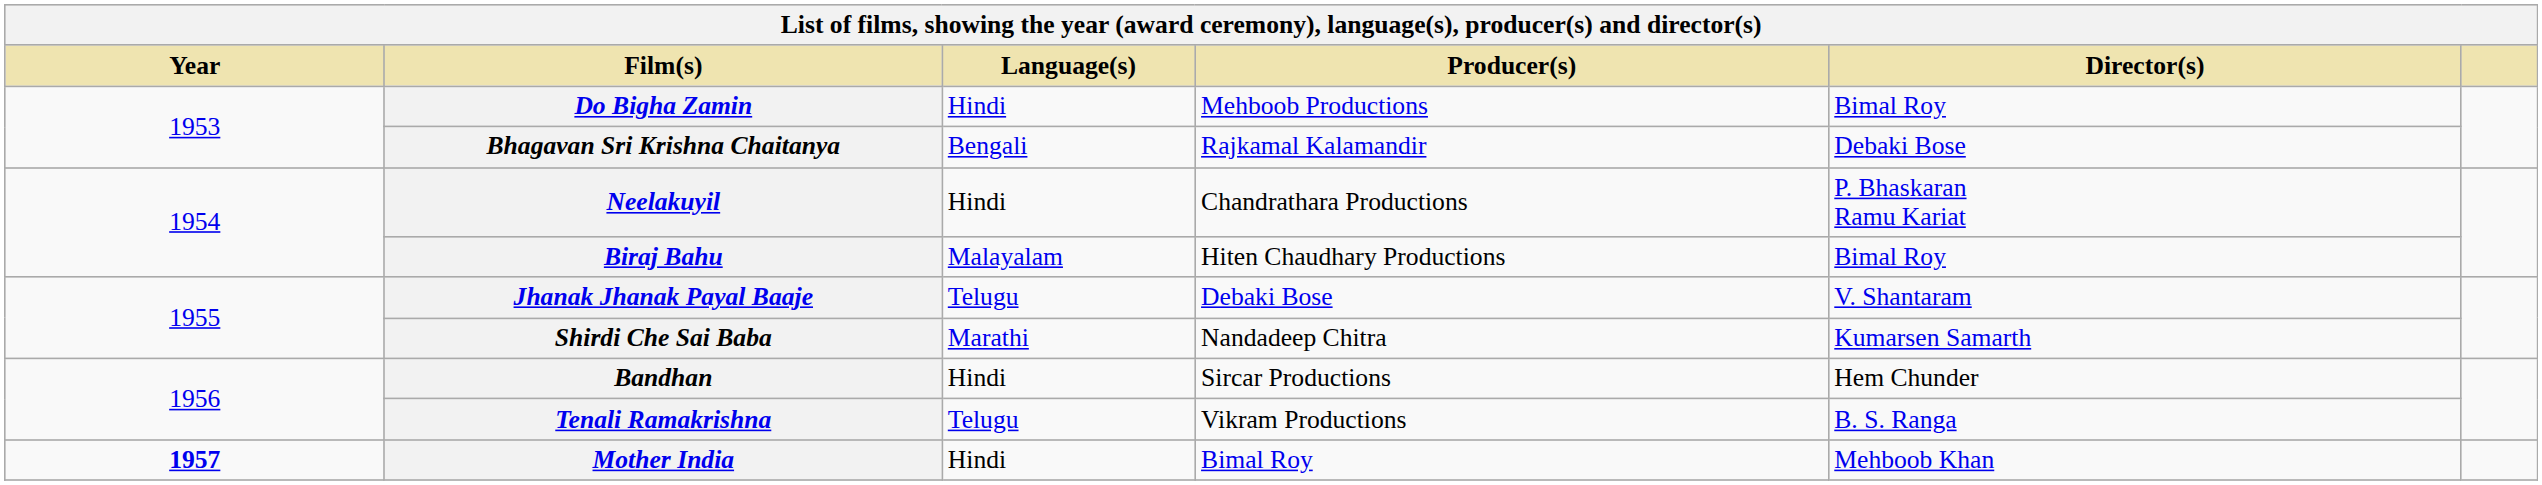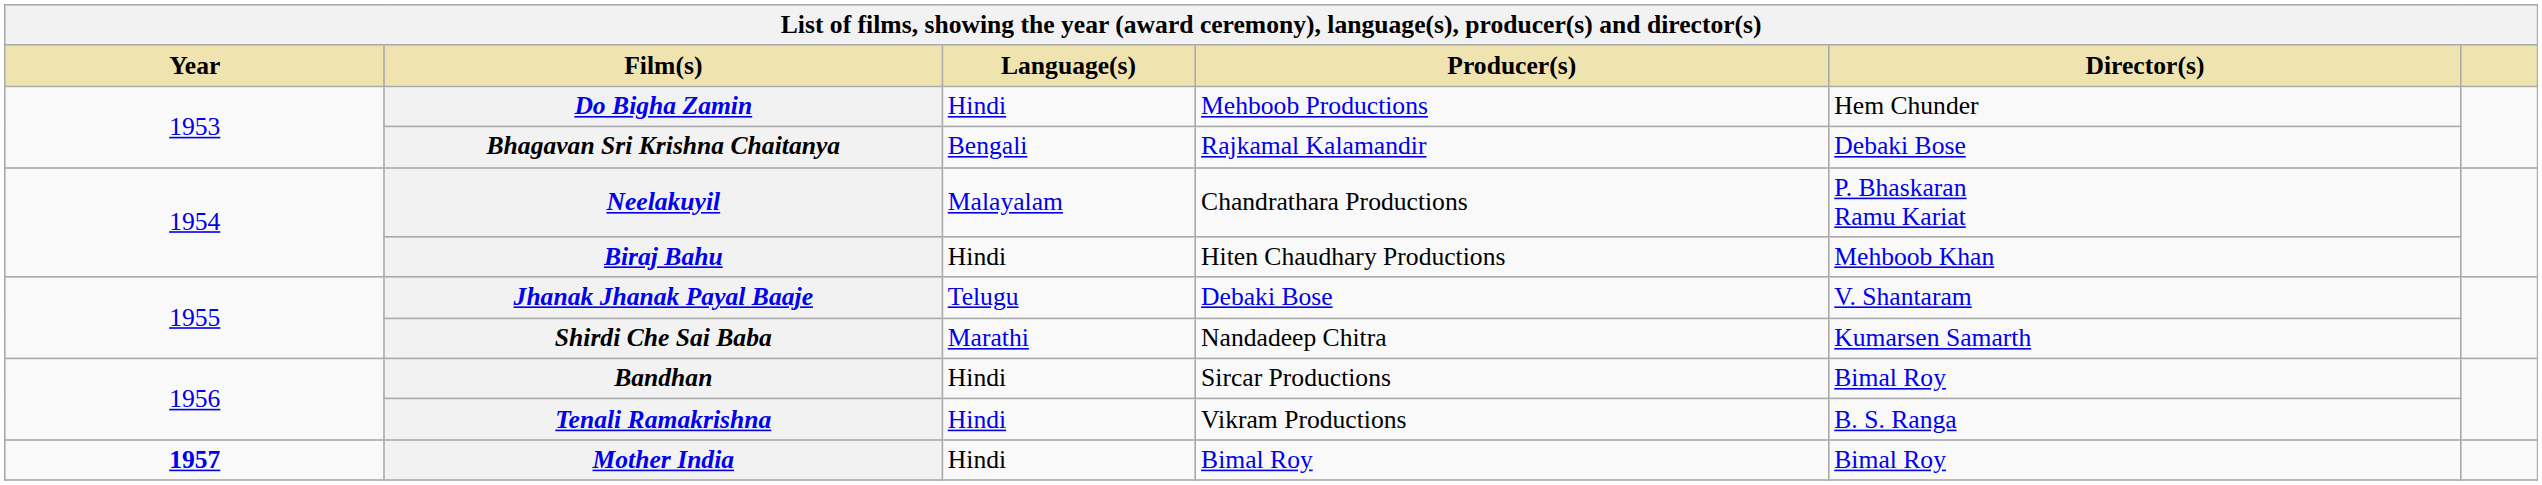(1890, 106) Bimal Roy -> (1906, 106) Hem Chunder
(977, 201) Hindi -> (1005, 201) Malayalam
(1005, 256) Malayalam -> (977, 256) Hindi
(1890, 256) Bimal Roy -> (1914, 256) Mehboob Khan
(1906, 378) Hem Chunder -> (1890, 378) Bimal Roy
(983, 418) Telugu -> (977, 418) Hindi
(1914, 459) Mehboob Khan -> (1890, 459) Bimal Roy
